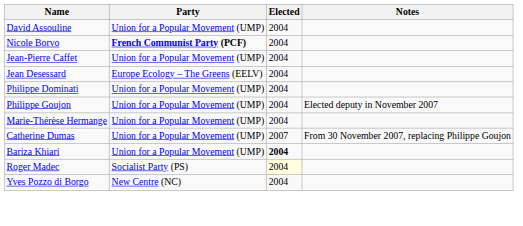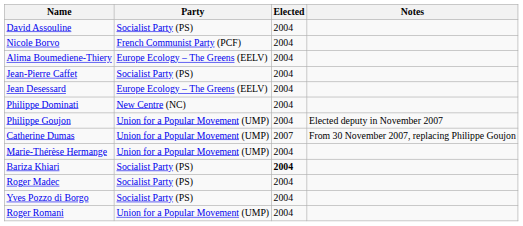(188, 27) Union for a Popular Movement (UMP) -> (155, 27) Socialist Party (PS)
(179, 43) bold -> (179, 43) normal
+ row: (59, 58)
(188, 58) Union for a Popular Movement (UMP) -> (155, 74) Socialist Party (PS)
(188, 89) Union for a Popular Movement (UMP) -> (151, 105) New Centre (NC)
rows swapped: (41, 136) <-> (57, 120)
(188, 151) Union for a Popular Movement (UMP) -> (155, 167) Socialist Party (PS)
(278, 167) lightyellow background -> (283, 182) no background
(146, 182) New Centre (NC) -> (155, 197) Socialist Party (PS)
+ row: (35, 213)
